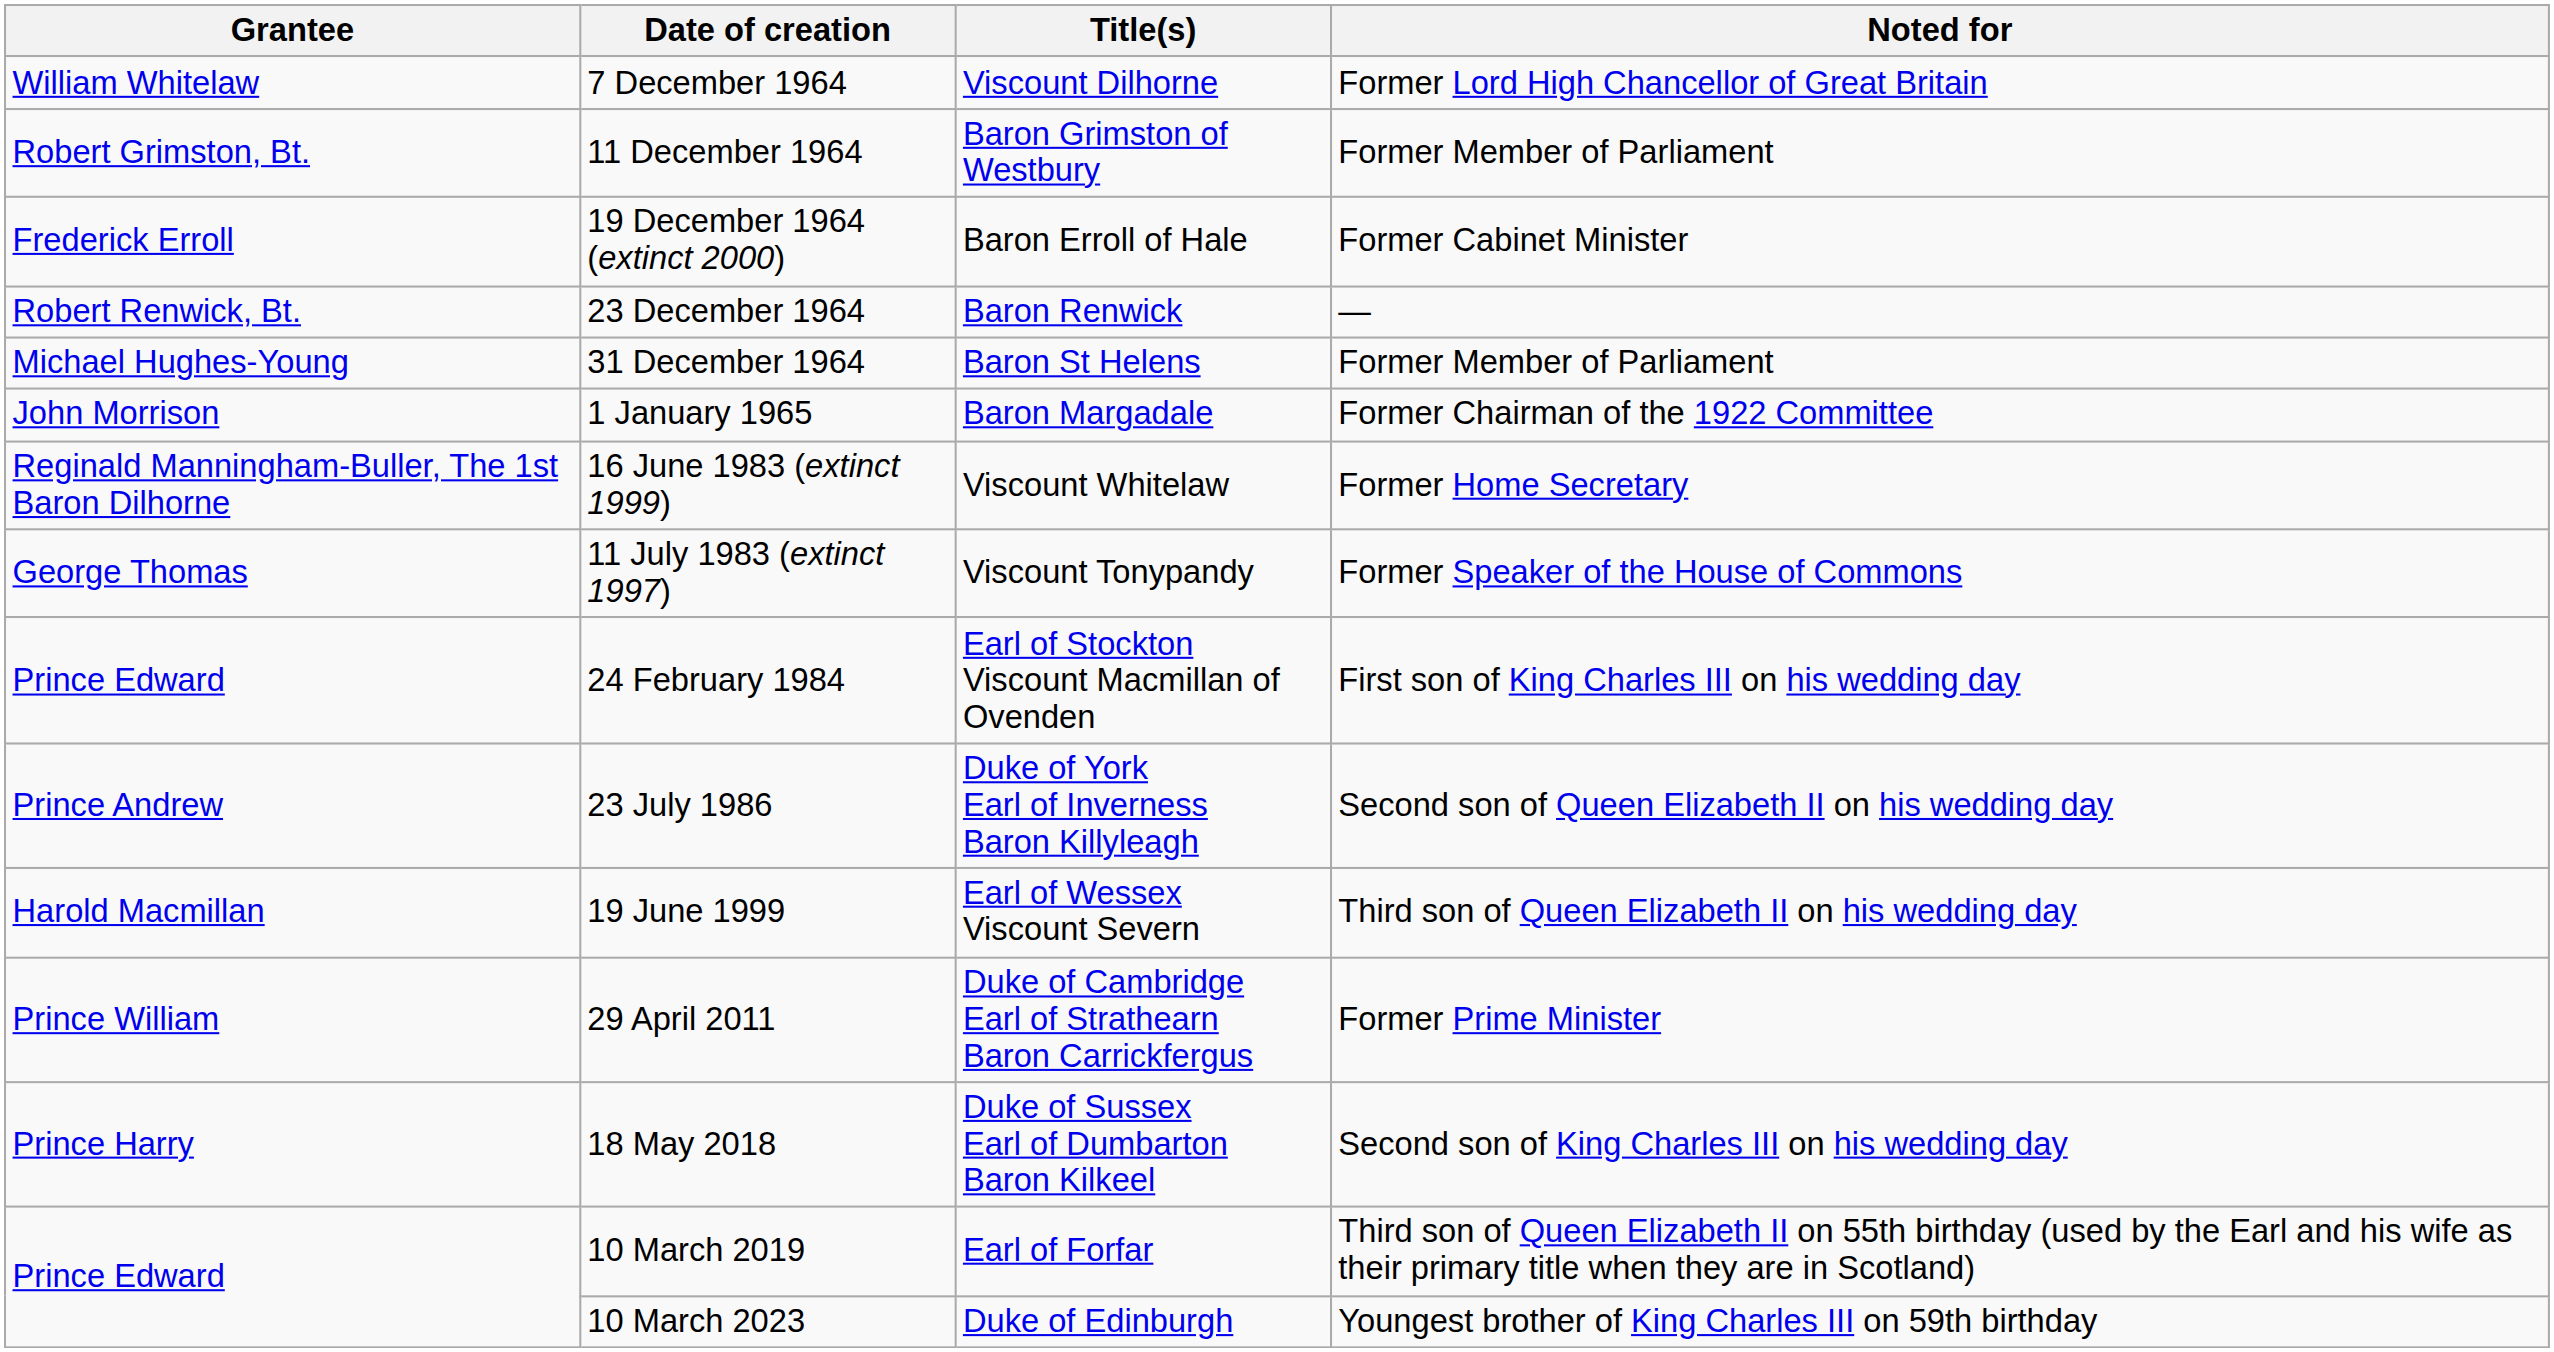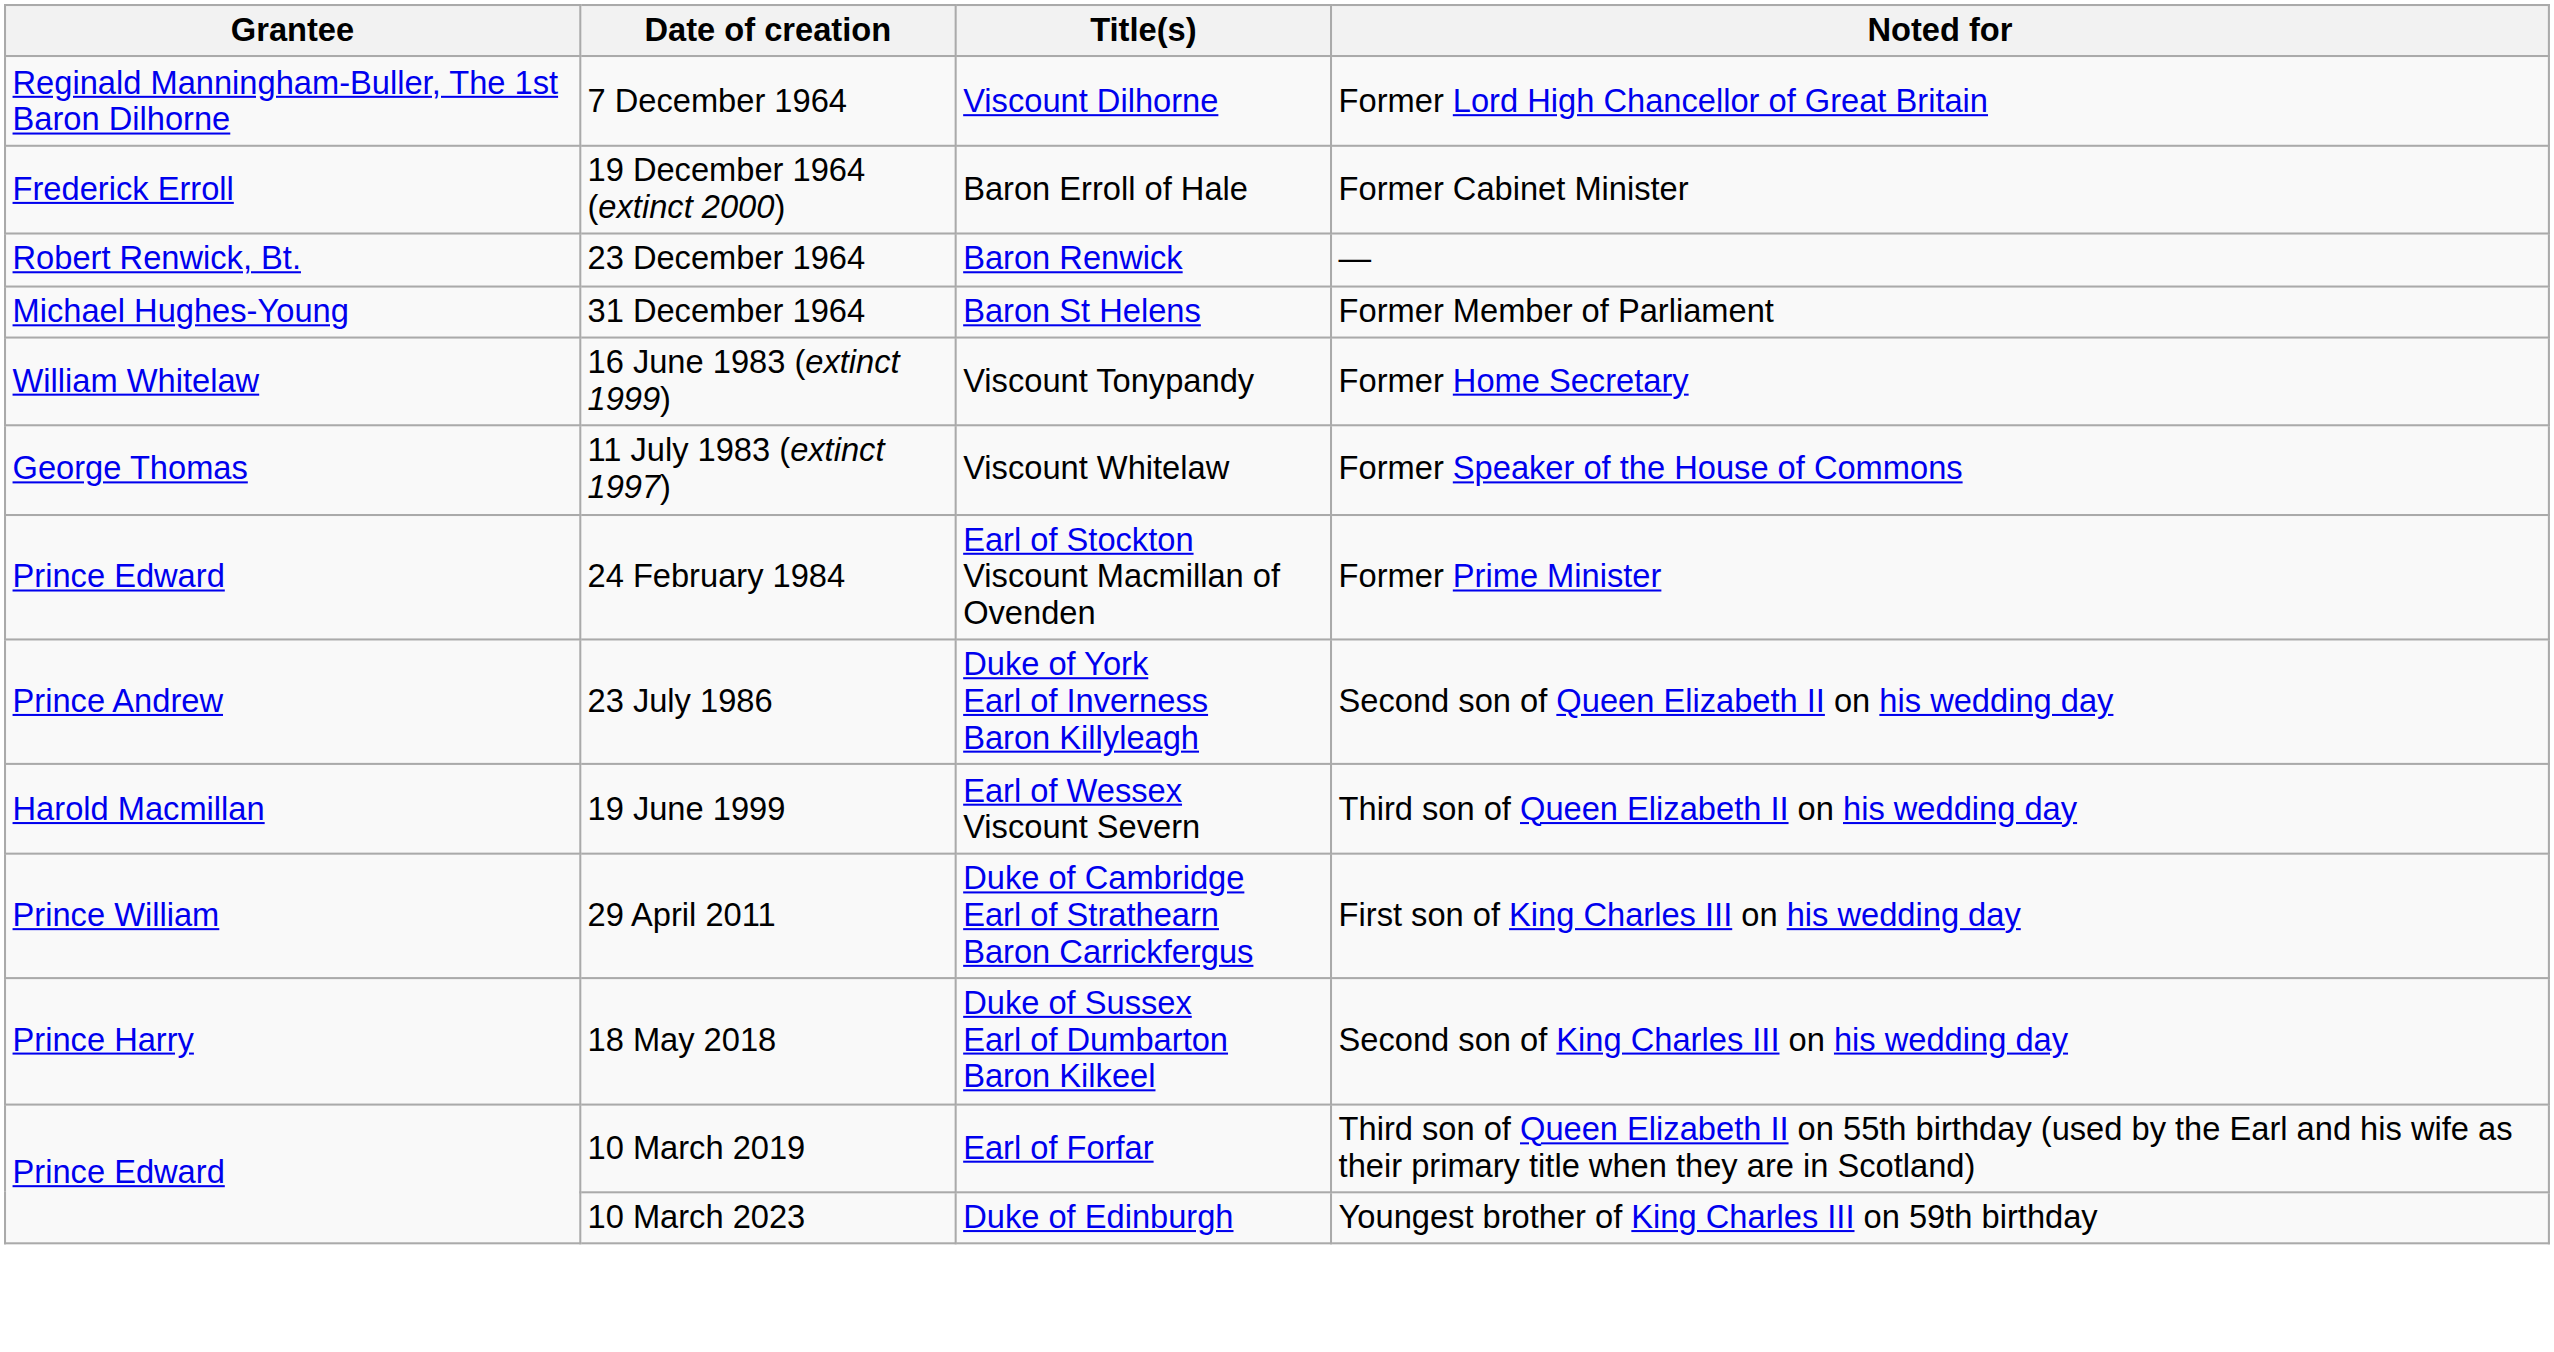(136, 82) William Whitelaw -> (285, 100) Reginald Manningham-Buller, The 1st Baron Dilhorne
- row: (725, 152)
- row: (700, 414)
(285, 484) Reginald Manningham-Buller, The 1st Baron Dilhorne -> (136, 381) William Whitelaw
(1096, 484) Viscount Whitelaw -> (1109, 381) Viscount Tonypandy
(1108, 573) Viscount Tonypandy -> (1096, 469) Viscount Whitelaw
(1679, 679) First son of King Charles III on his wedding day -> (1500, 576) Former Prime Minister
(1500, 1018) Former Prime Minister -> (1680, 915) First son of King Charles III on his wedding day
